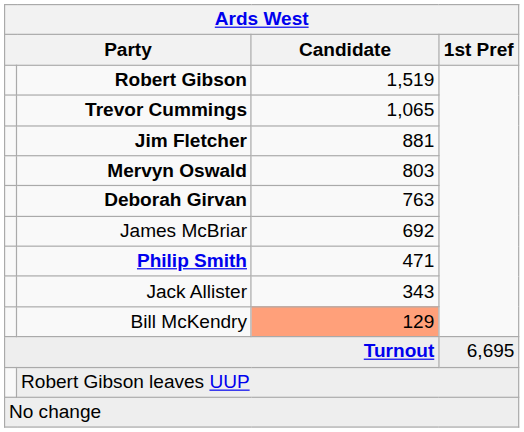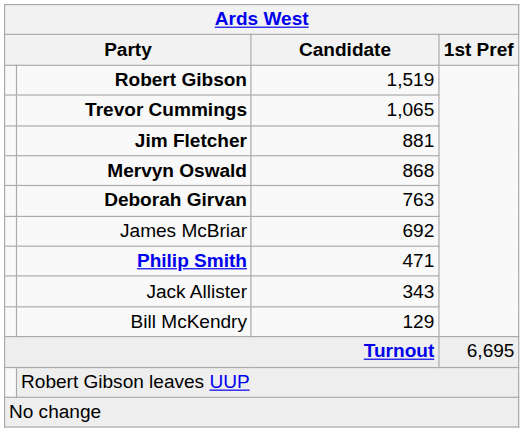(418, 170) 803 -> (418, 170) 868
(418, 321) lightsalmon background -> (418, 321) no background
